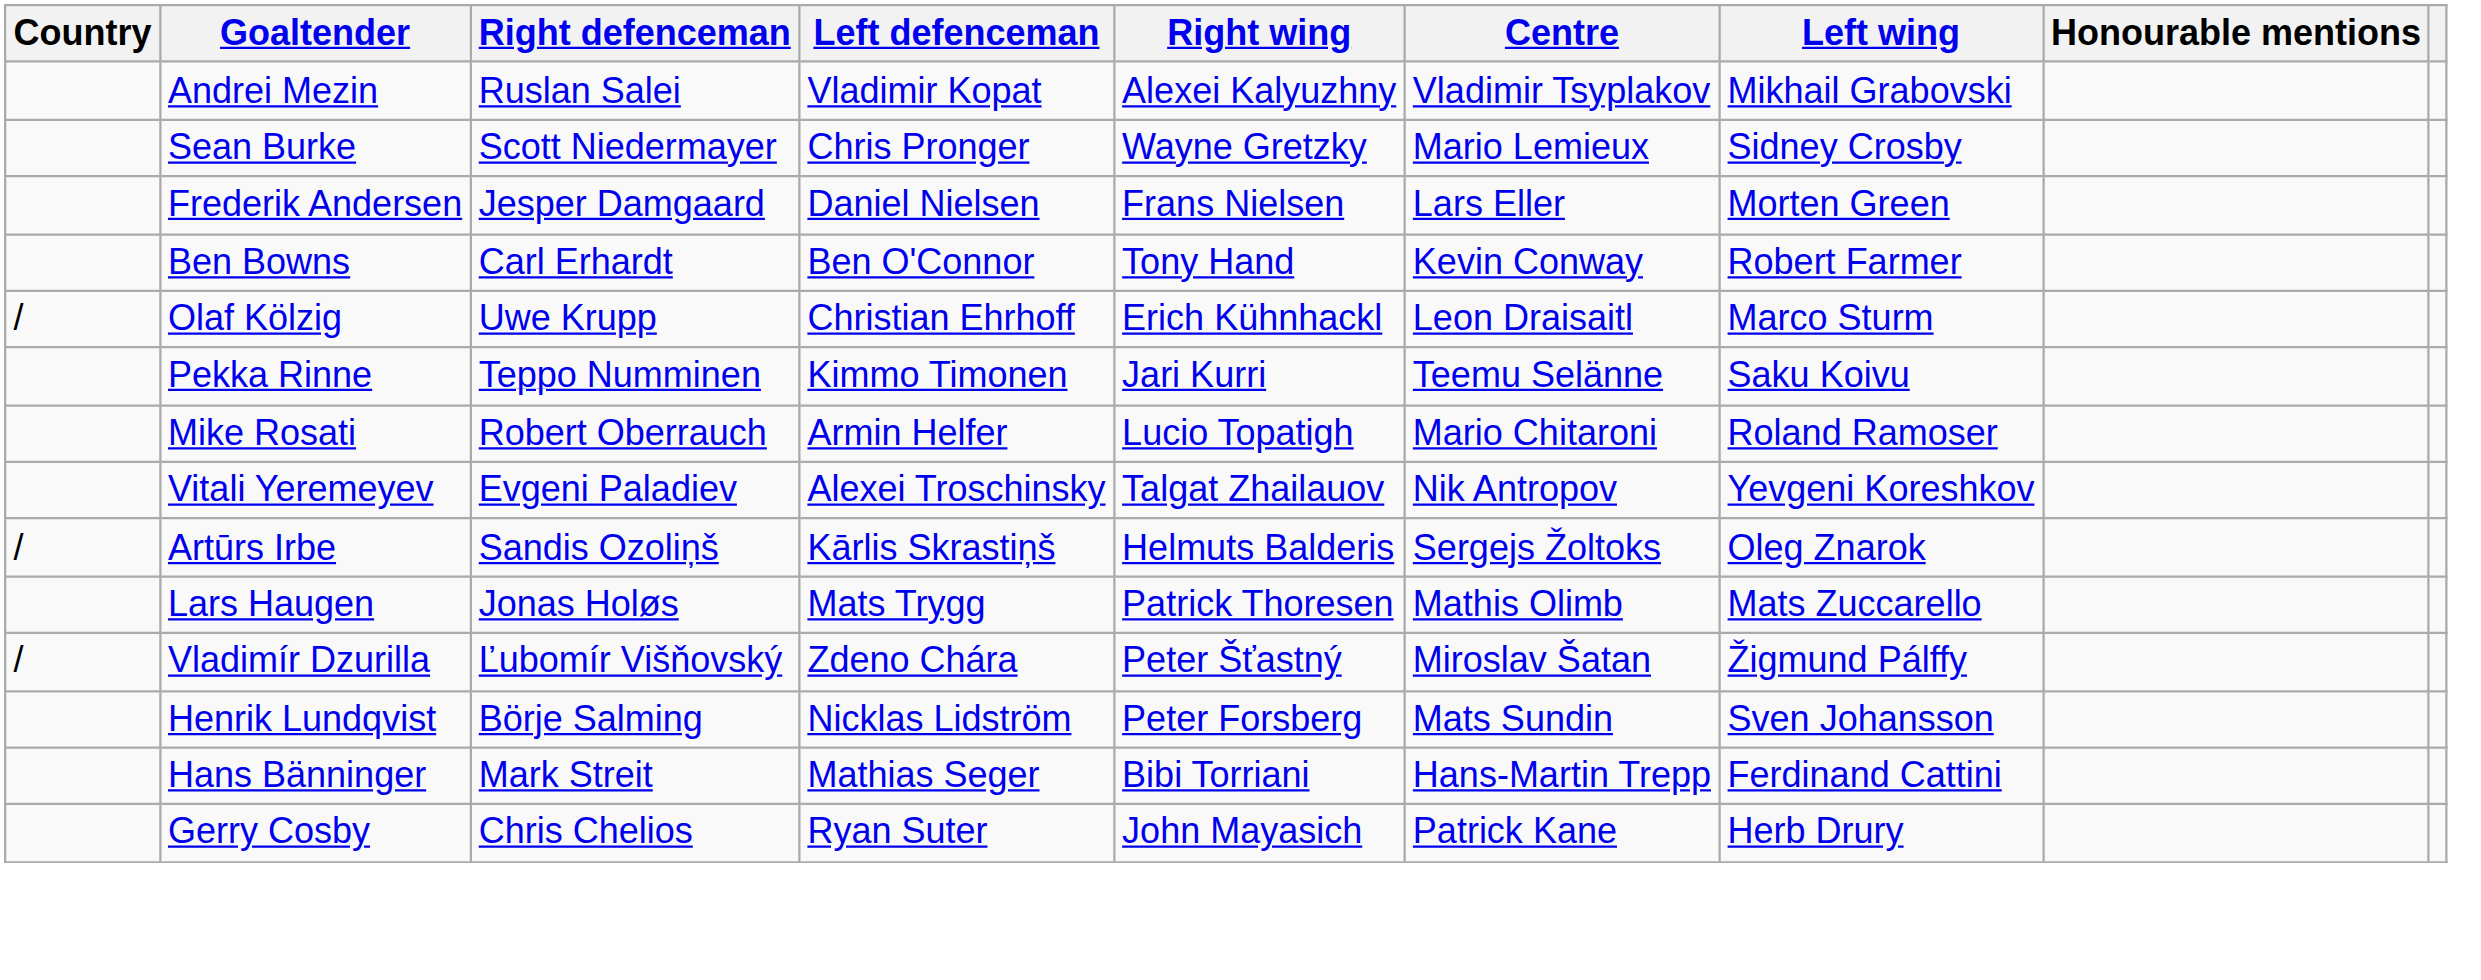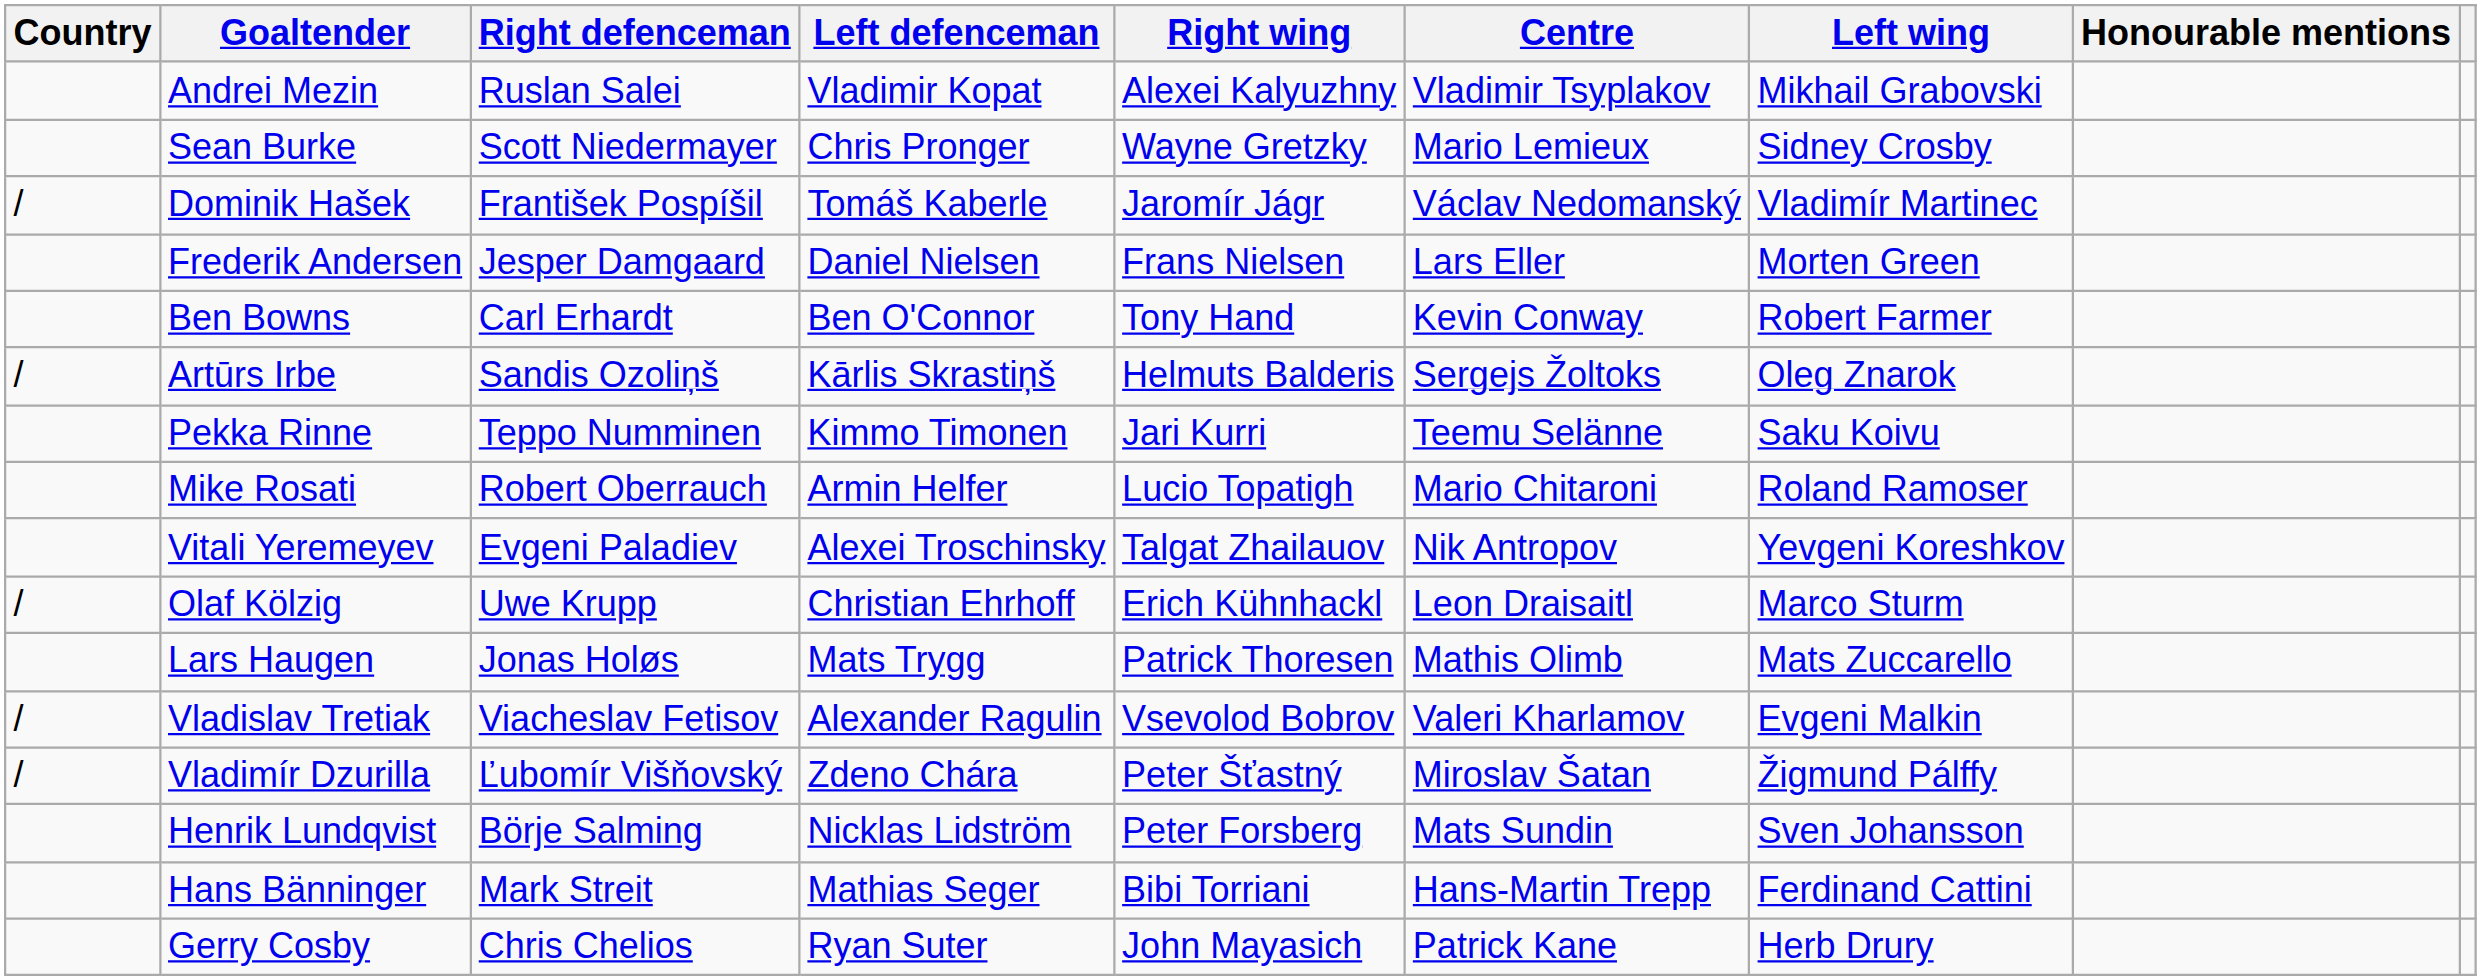+ row: (289, 204)
rows swapped: (255, 318) <-> (252, 546)
+ row: (299, 718)
